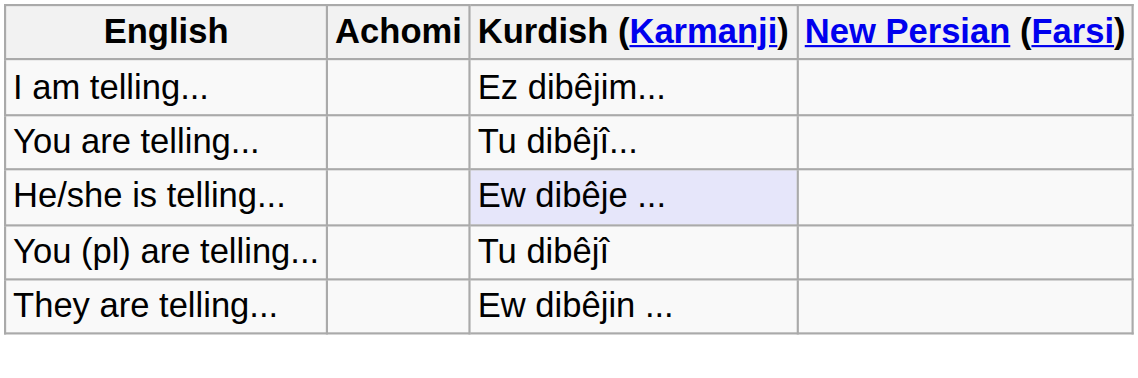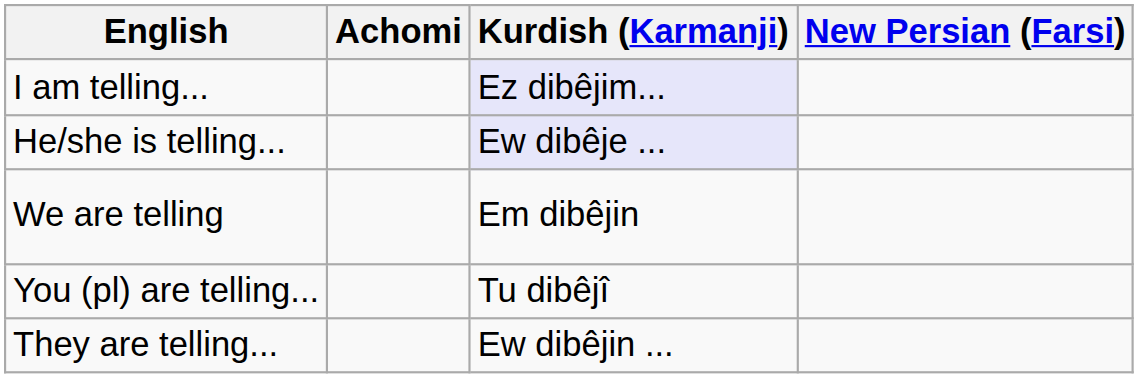(572, 86) no background -> (572, 86) lavender background
- row: (136, 141)
+ row: (118, 215)
